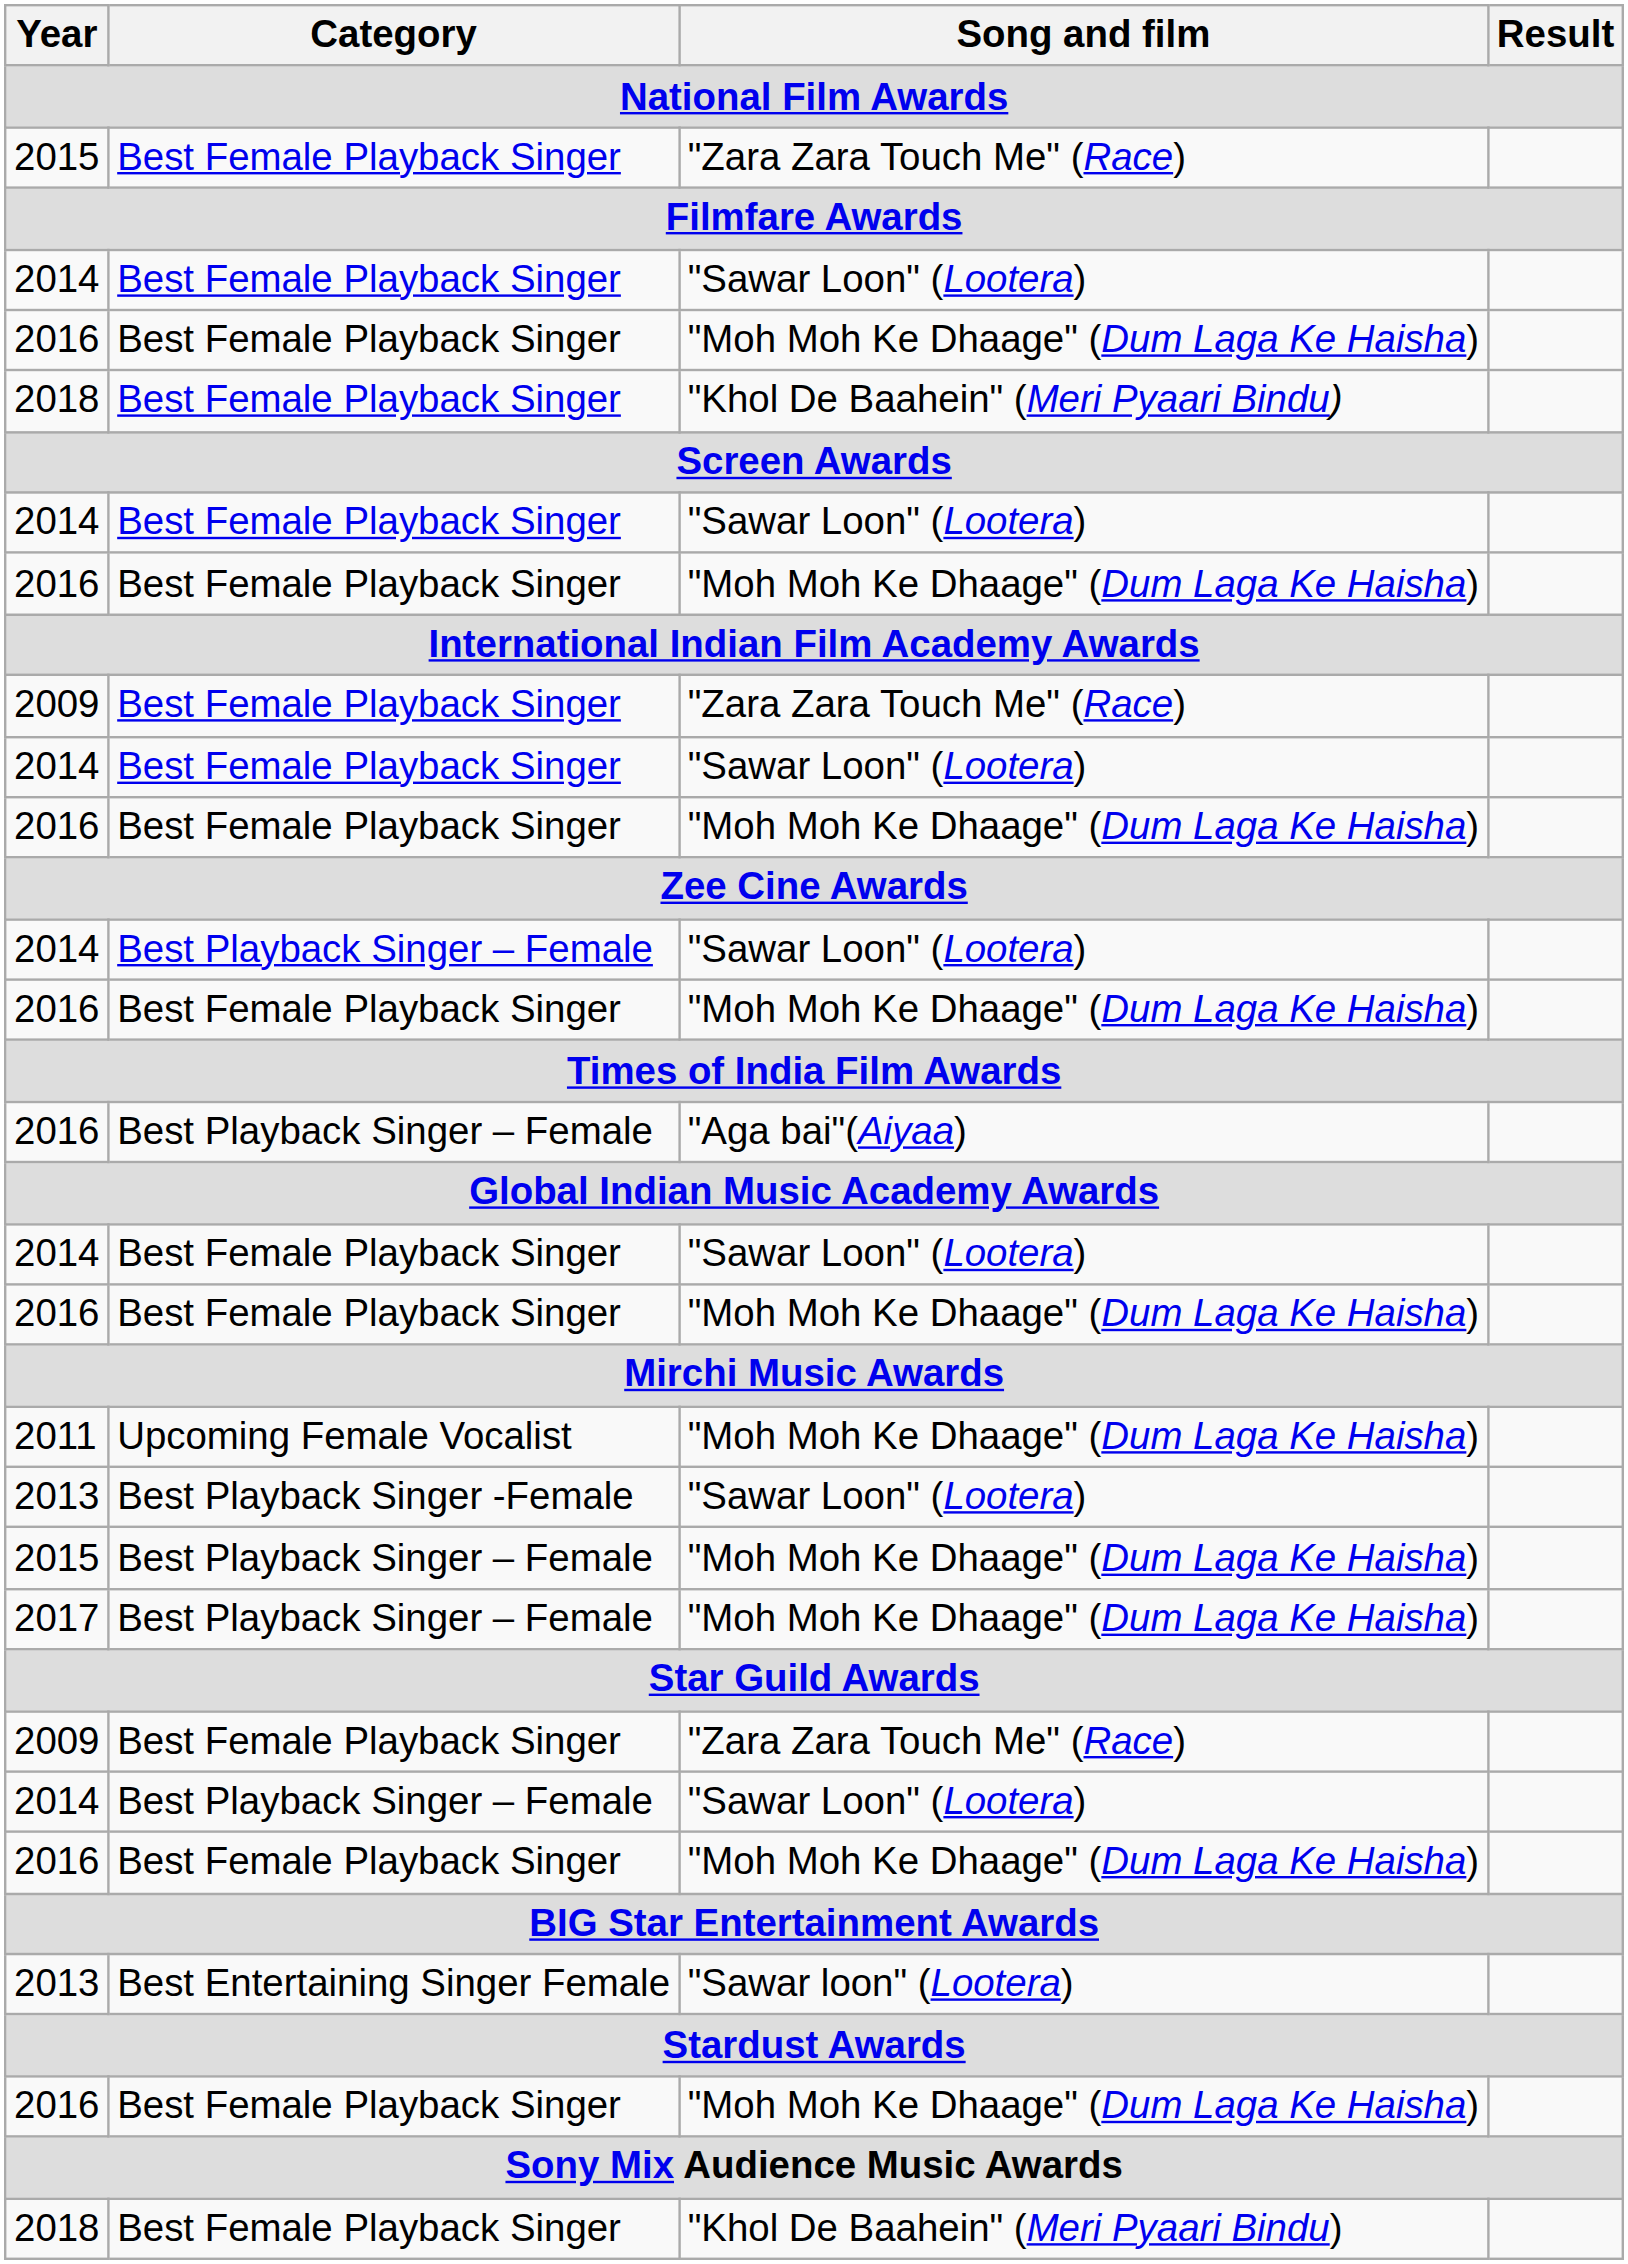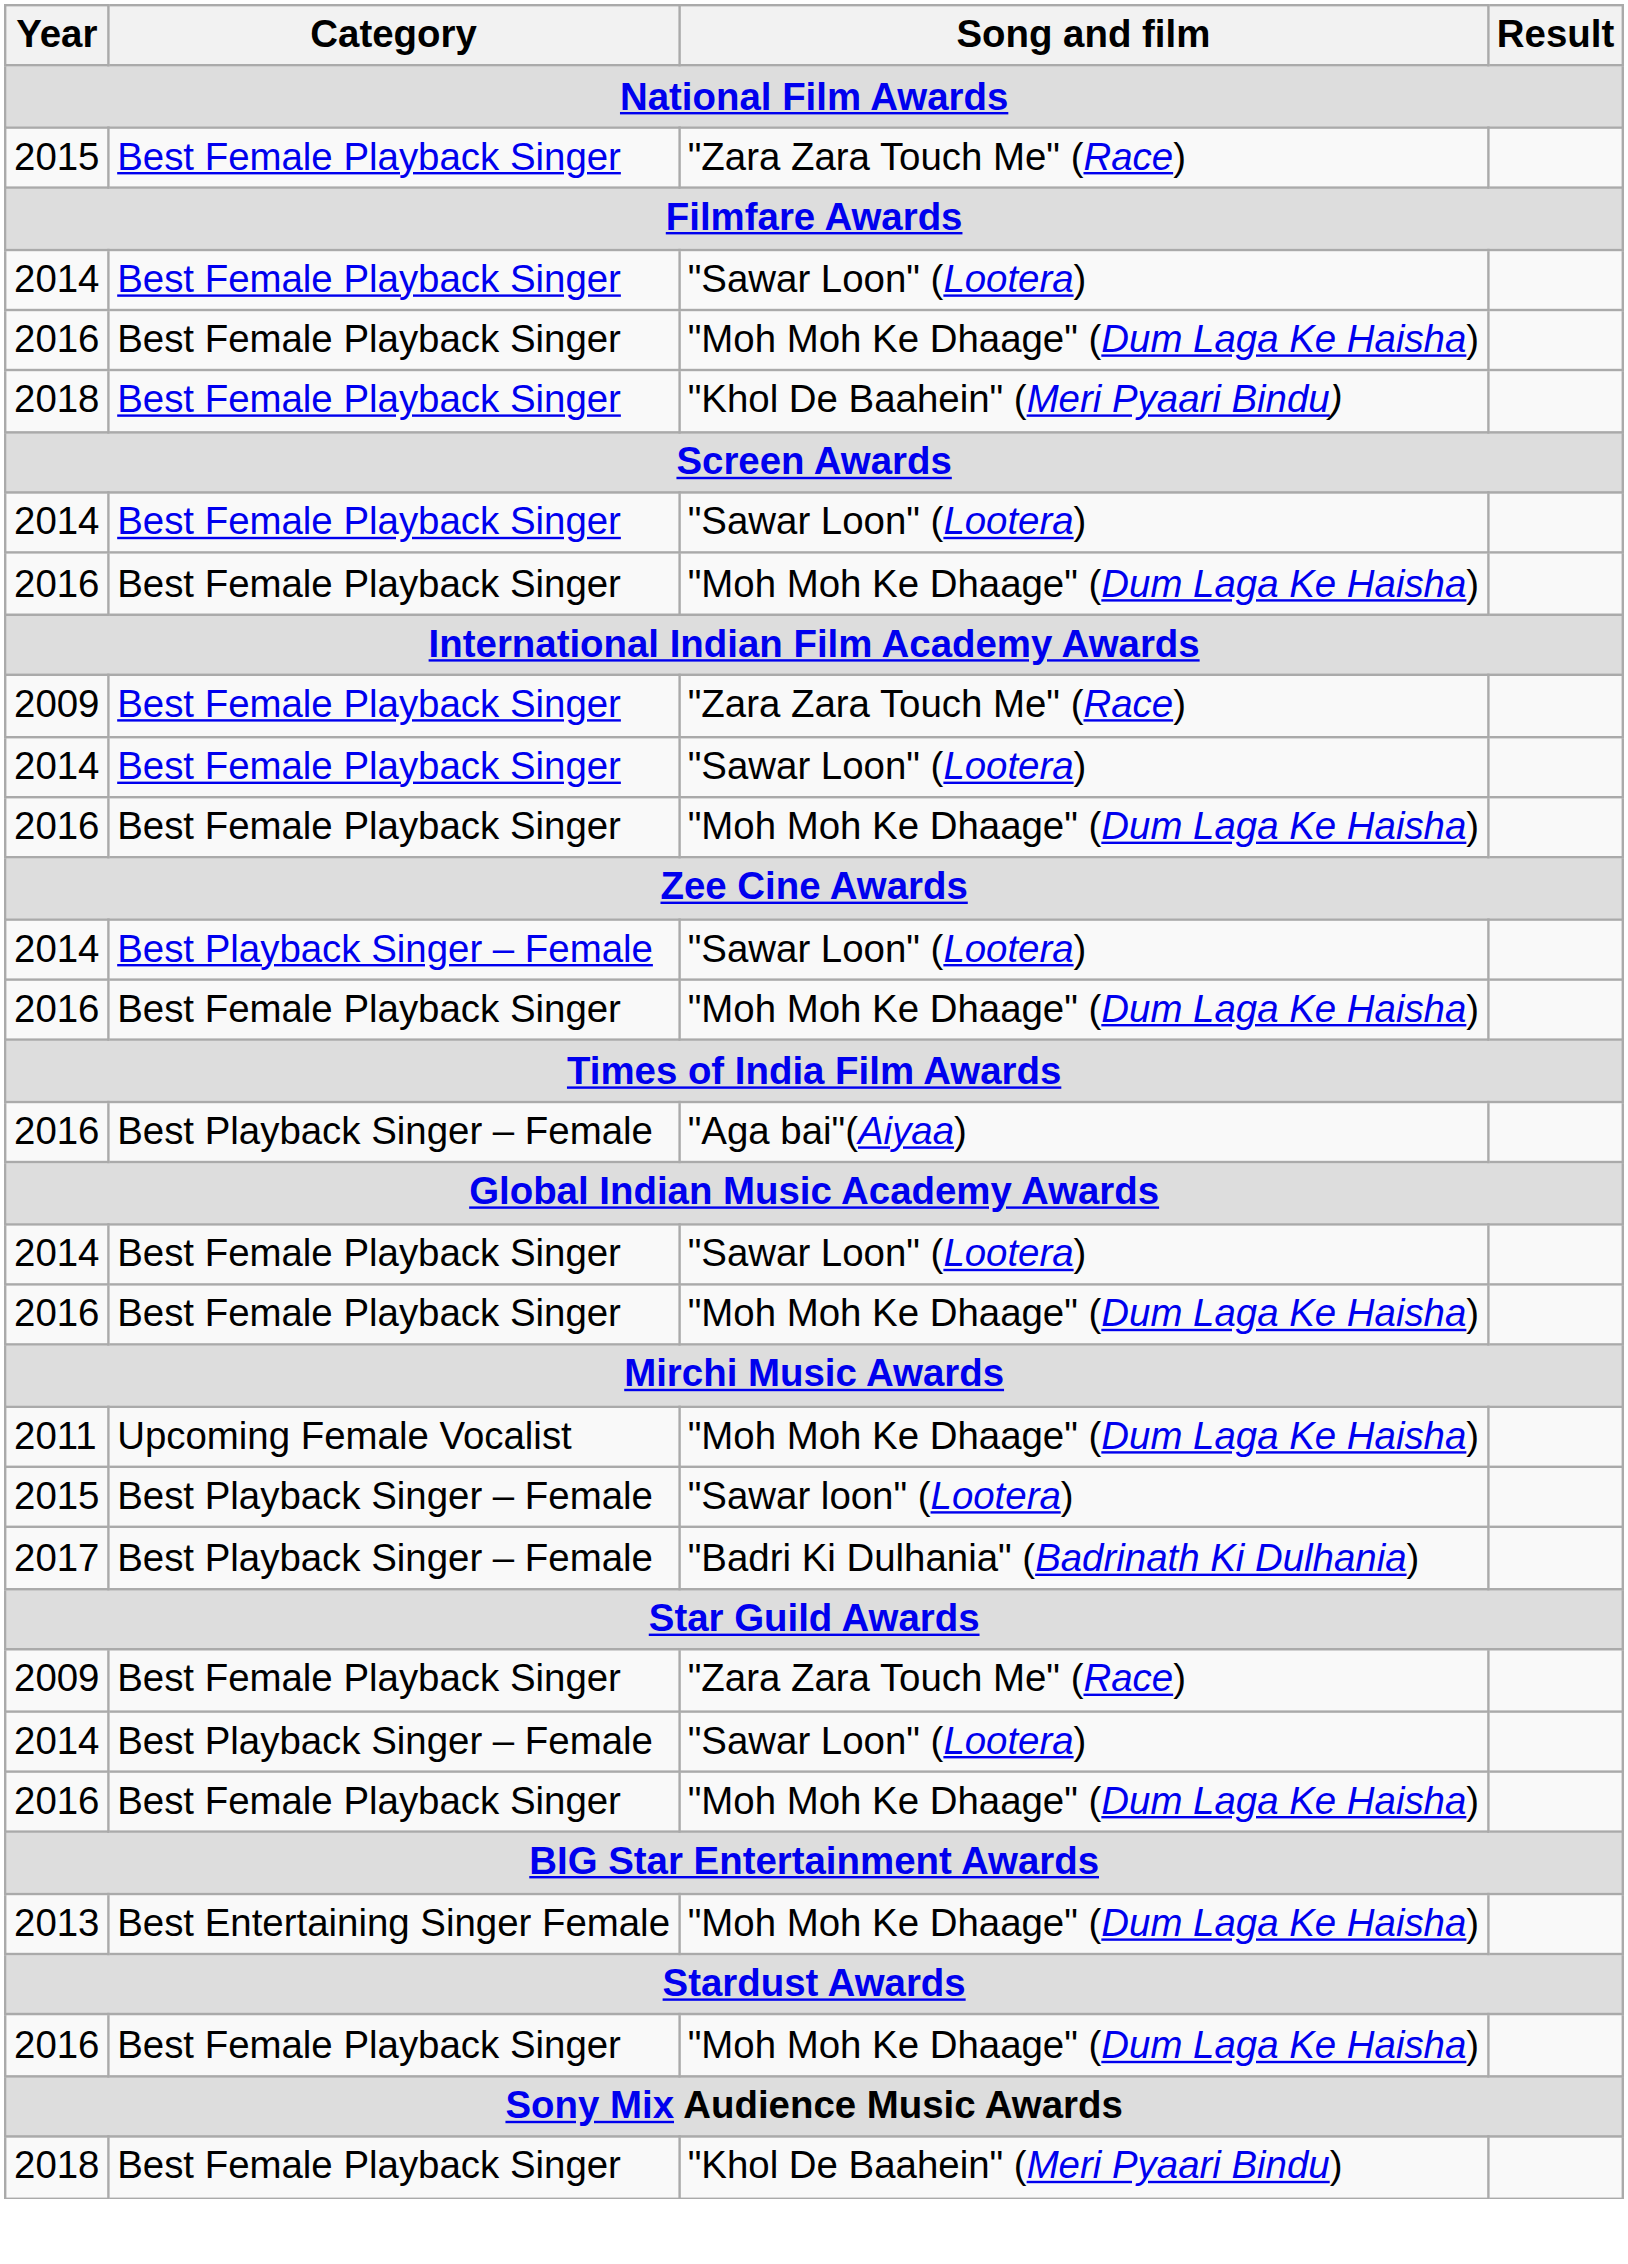- row: (57, 1496)
(1083, 1557) "Moh Moh Ke Dhaage" (Dum Laga Ke Haisha) -> (881, 1496) "Sawar loon" (Lootera)
(1083, 1618) "Moh Moh Ke Dhaage" (Dum Laga Ke Haisha) -> (1054, 1557) "Badri Ki Dulhania" (Badrinath Ki Dulhania)
(881, 1983) "Sawar loon" (Lootera) -> (1083, 1922) "Moh Moh Ke Dhaage" (Dum Laga Ke Haisha)
